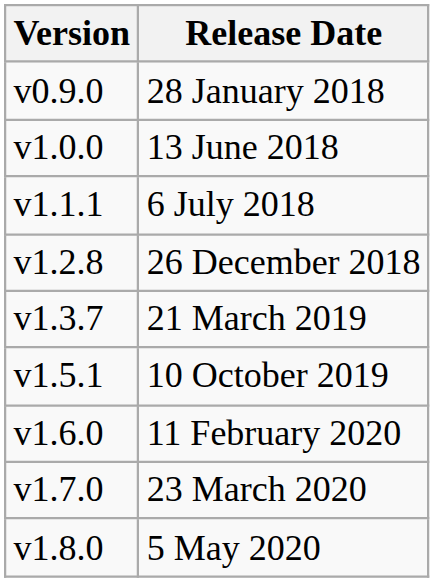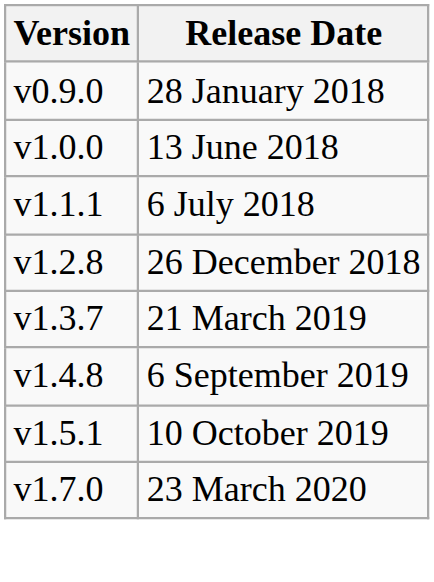+ row: (278, 375)
- row: (274, 432)
- row: (234, 546)
